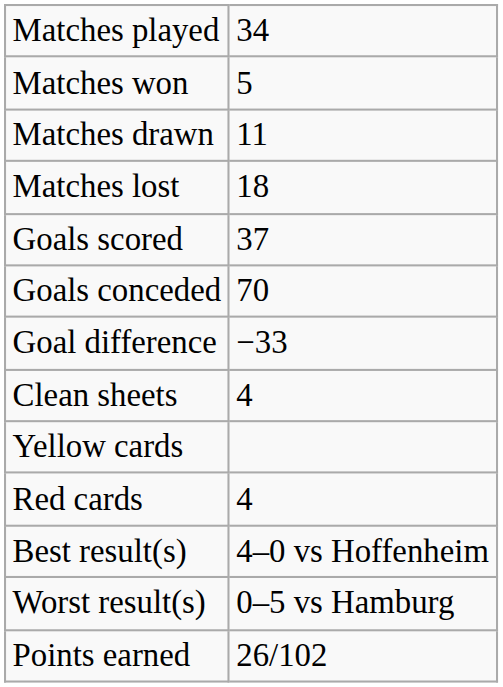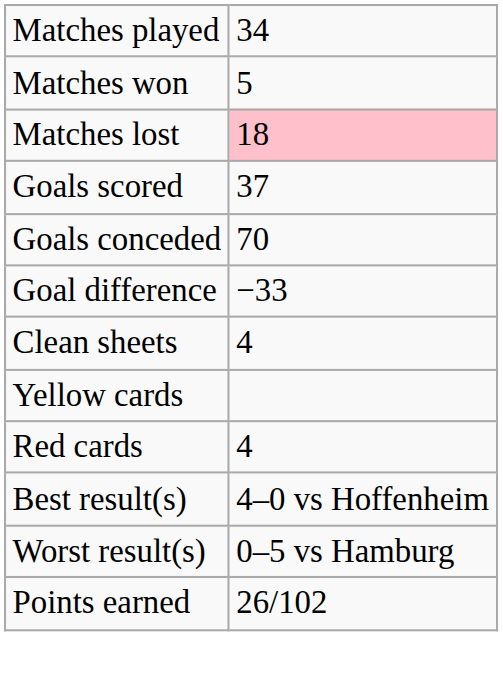- row: (113, 134)
(253, 186) no background -> (253, 134) pink background
